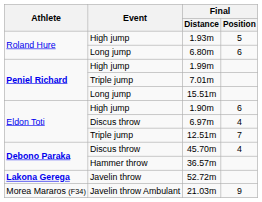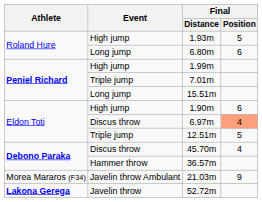(239, 122) no background -> (239, 122) lightsalmon background
(239, 136) 7 -> (239, 136) 5
rows swapped: (202, 177) <-> (202, 191)
